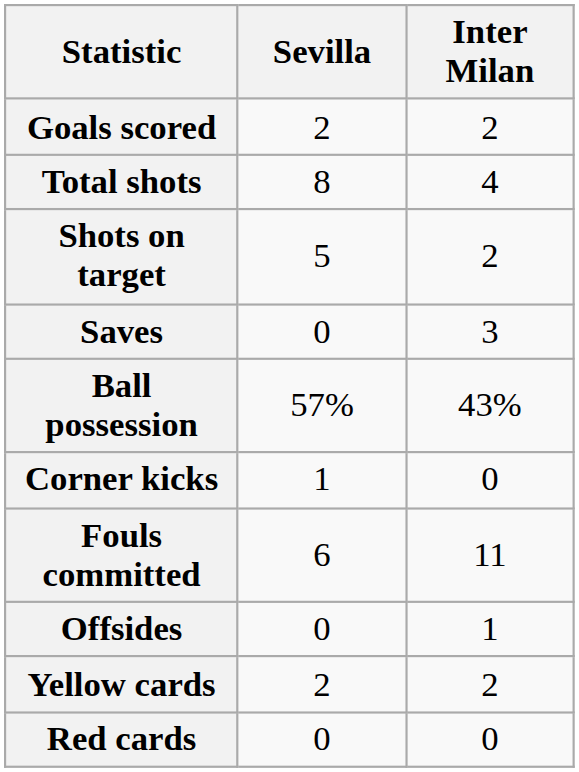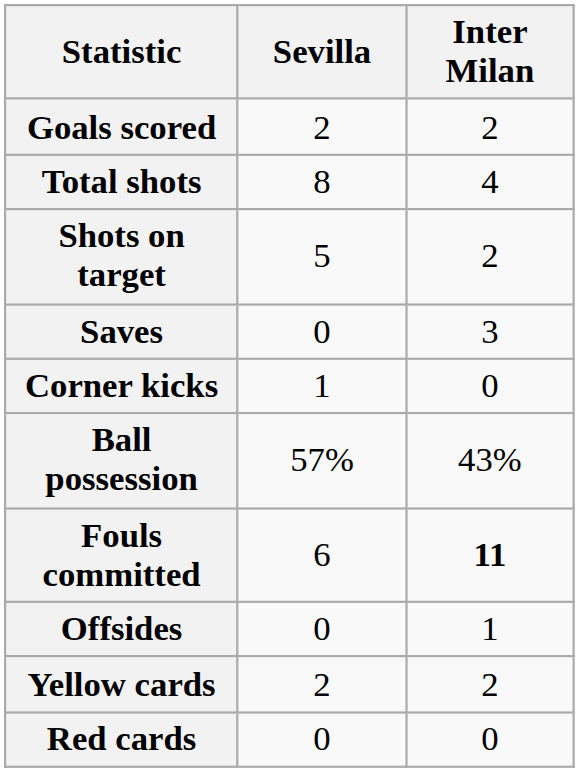rows swapped: (122, 405) <-> (122, 479)
(490, 554) normal -> (490, 554) bold
